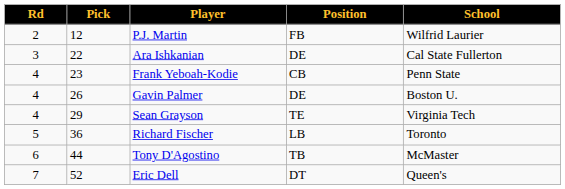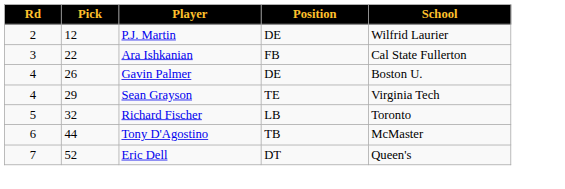(297, 34) FB -> (273, 34) DE
(298, 54) DE -> (272, 54) FB
- row: (185, 74)
(76, 134) 36 -> (71, 114) 32
